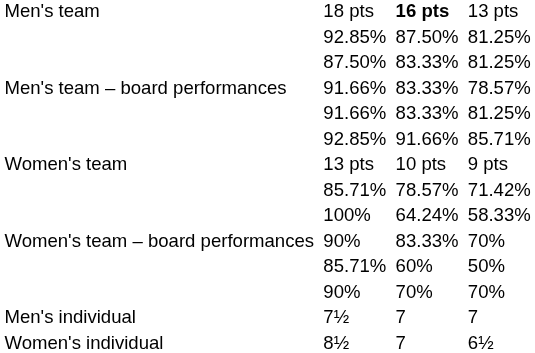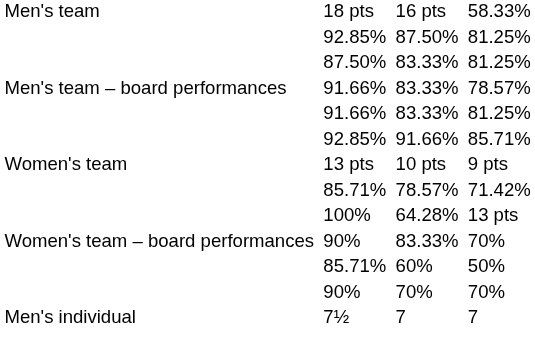(422, 11) bold -> (421, 11) normal
(493, 11) 13 pts -> (499, 11) 58.33%
(427, 215) 64.24% -> (427, 215) 64.28%
(499, 215) 58.33% -> (493, 215) 13 pts
- row: (84, 342)
